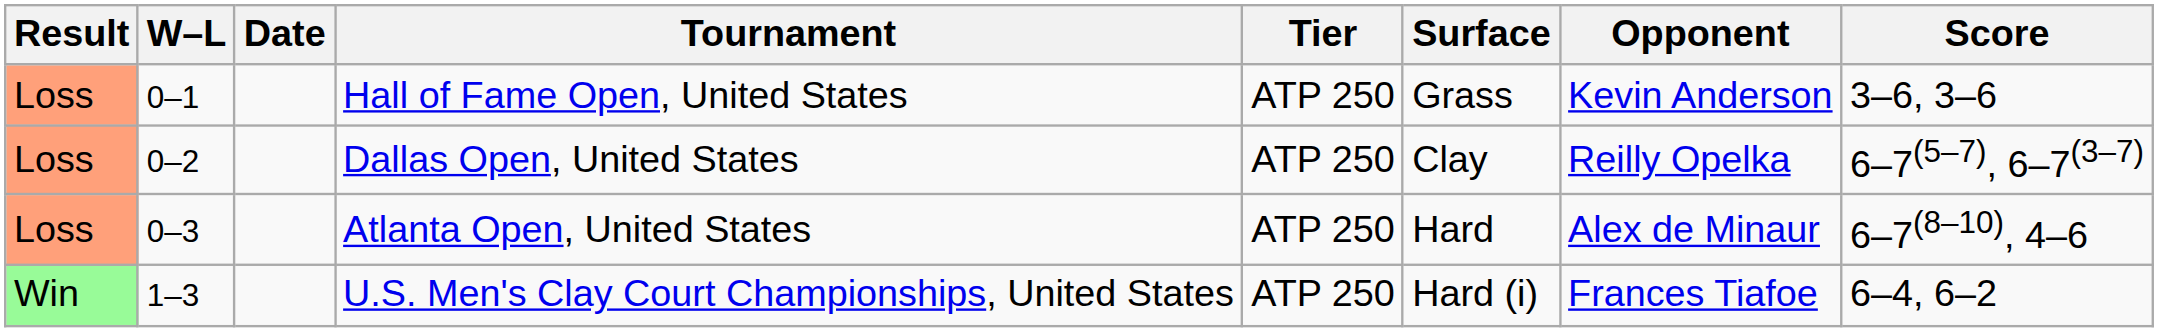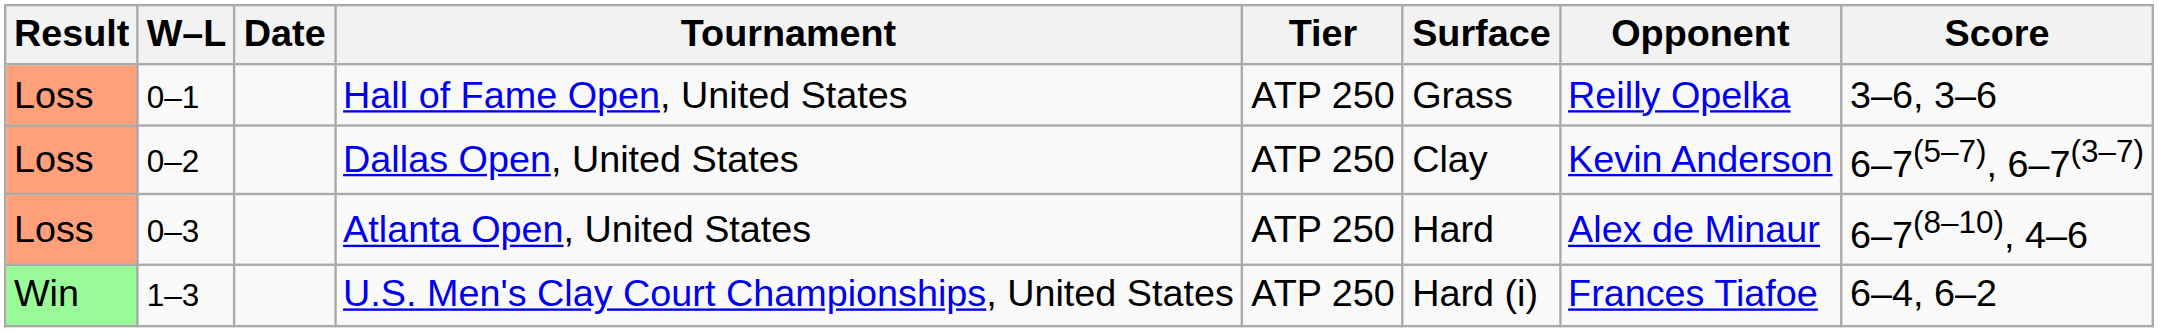(1700, 94) Kevin Anderson -> (1679, 94) Reilly Opelka
(1679, 159) Reilly Opelka -> (1700, 159) Kevin Anderson
